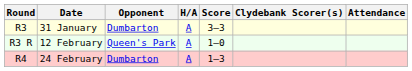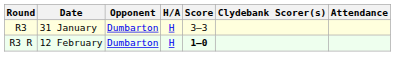(189, 28) A -> (172, 28) H
(141, 43) Queen's Park -> (133, 43) Dumbarton
(189, 43) A -> (172, 43) H
(216, 43) normal -> (199, 43) bold
- row: (71, 58)
